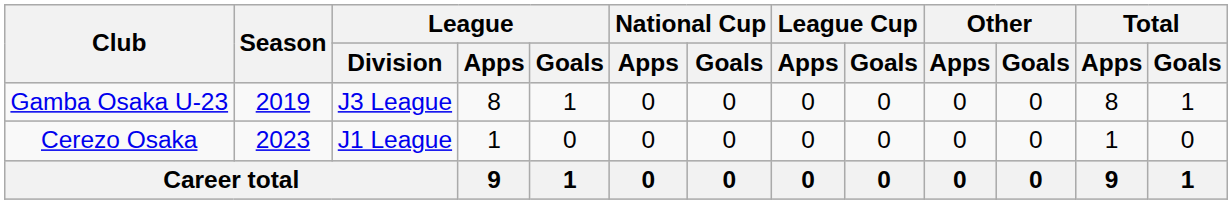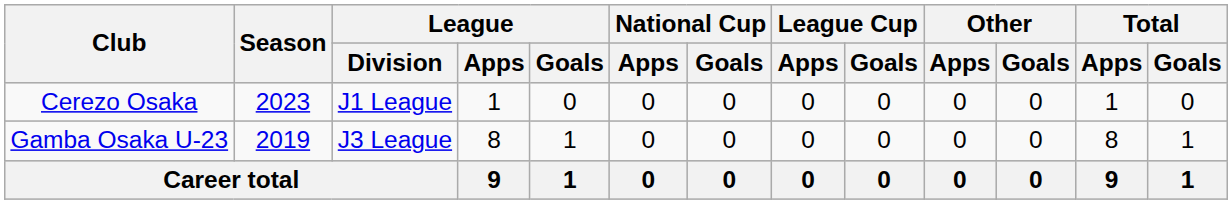rows swapped: (119, 101) <-> (119, 140)
